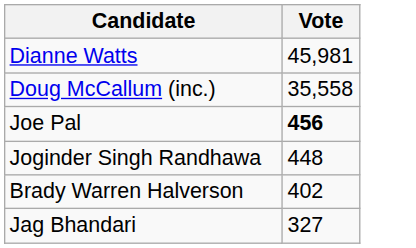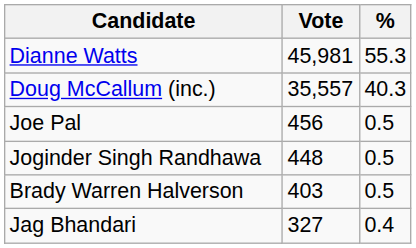+ column: (385, 21)
(320, 89) 35,558 -> (320, 89) 35,557
(305, 123) bold -> (305, 123) normal
(305, 191) 402 -> (305, 191) 403
